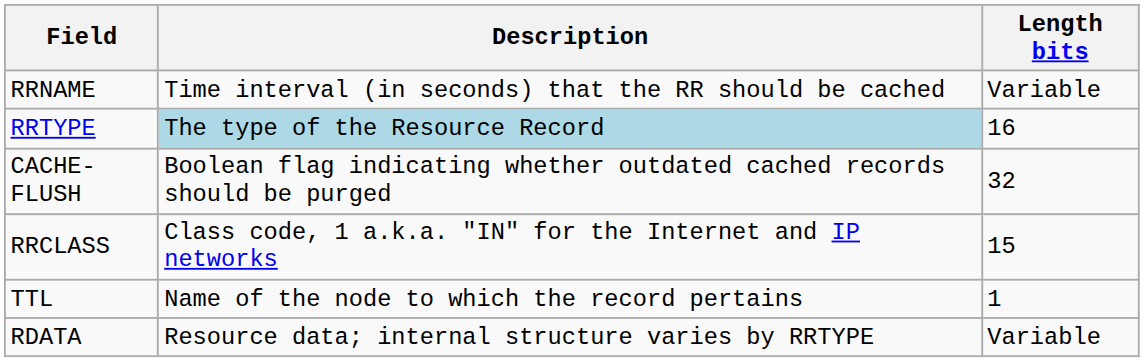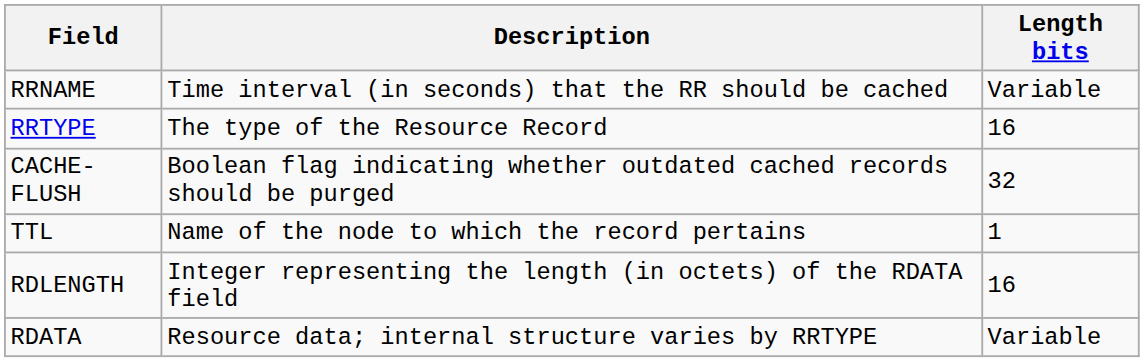(384, 129) lightblue background -> (387, 129) no background
- row: (60, 247)
+ row: (67, 285)
